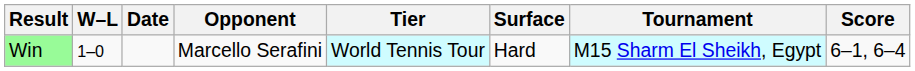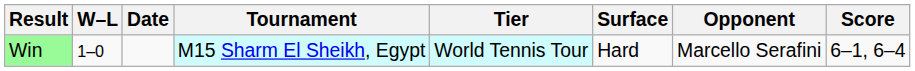columns swapped: (697, 19) <-> (250, 19)
